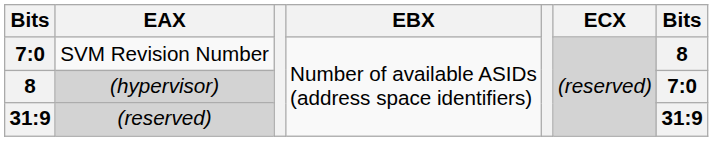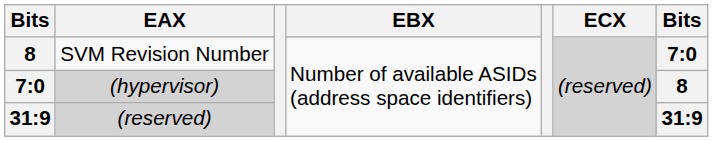(30, 53) 7:0 -> (30, 53) 8
(682, 53) 8 -> (682, 53) 7:0
(30, 86) 8 -> (30, 86) 7:0
(682, 86) 7:0 -> (682, 86) 8
